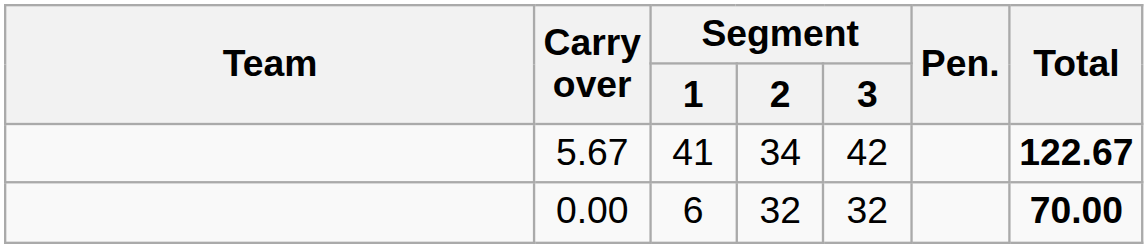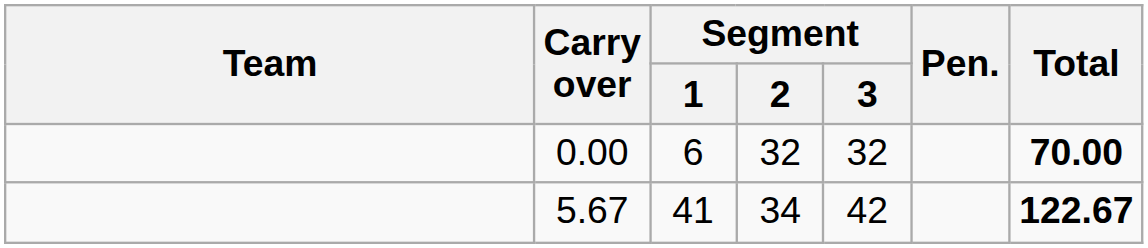rows swapped: (592, 211) <-> (592, 152)
